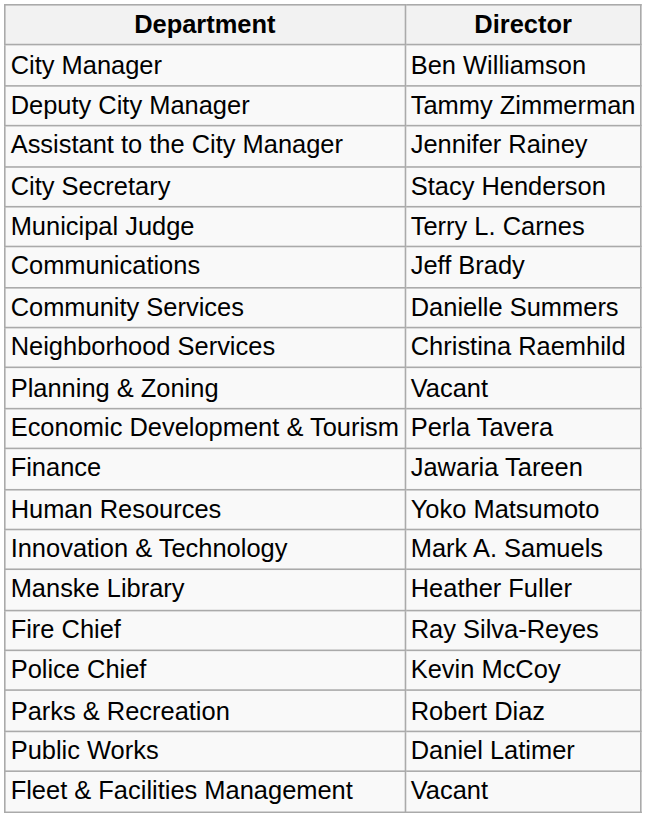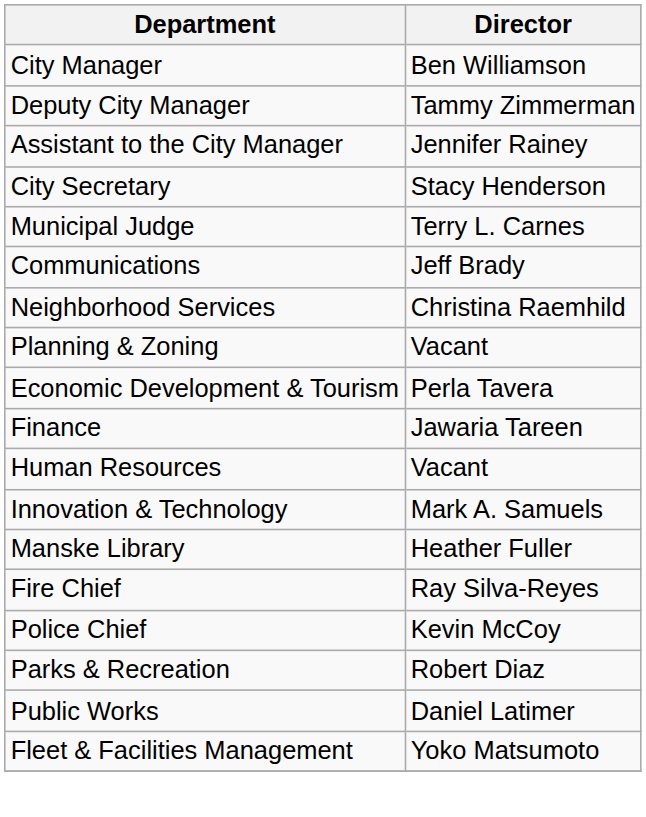- row: (127, 307)
(505, 508) Yoko Matsumoto -> (449, 468) Vacant
(449, 791) Vacant -> (505, 750) Yoko Matsumoto
